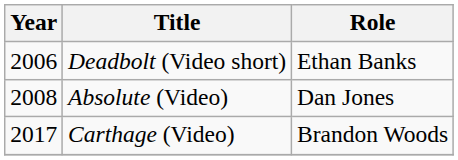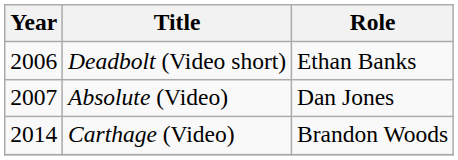(34, 97) 2008 -> (34, 97) 2007
(34, 135) 2017 -> (34, 135) 2014
